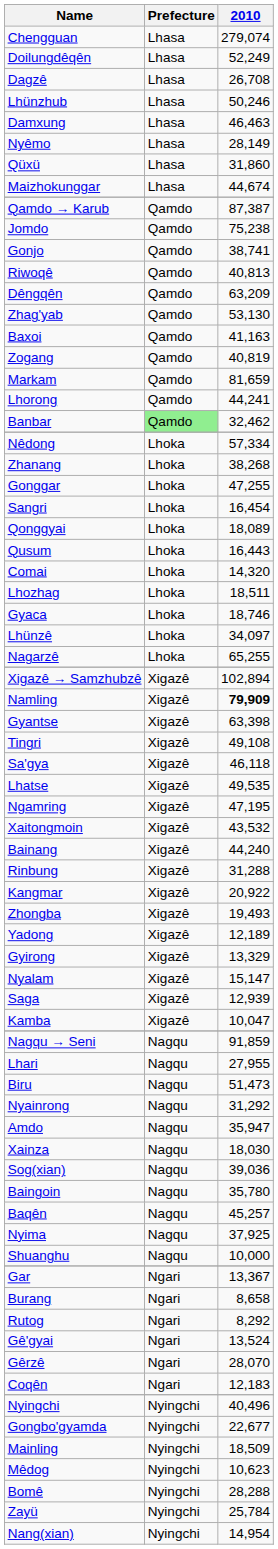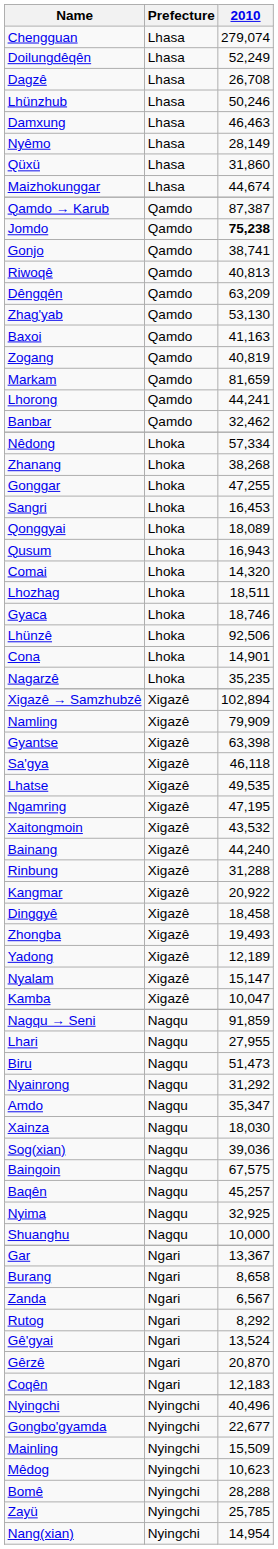(249, 229) normal -> (249, 229) bold
(170, 422) lightgreen background -> (170, 422) no background
(249, 507) 16,454 -> (249, 507) 16,453
(249, 550) 16,443 -> (249, 550) 16,943
(249, 636) 34,097 -> (249, 636) 92,506
+ row: (24, 657)
(249, 657) 65,255 -> (249, 678) 35,235
(249, 700) bold -> (249, 721) normal
- row: (24, 743)
+ row: (32, 914)
- row: (31, 956)
- row: (23, 999)
(249, 1128) 35,947 -> (249, 1106) 35,347
(249, 1192) 35,780 -> (249, 1170) 67,575
(249, 1234) 37,925 -> (249, 1213) 32,925
+ row: (27, 1299)
(249, 1363) 28,070 -> (249, 1363) 20,870
(249, 1448) 18,509 -> (249, 1448) 15,509
(249, 1513) 25,784 -> (249, 1513) 25,785
